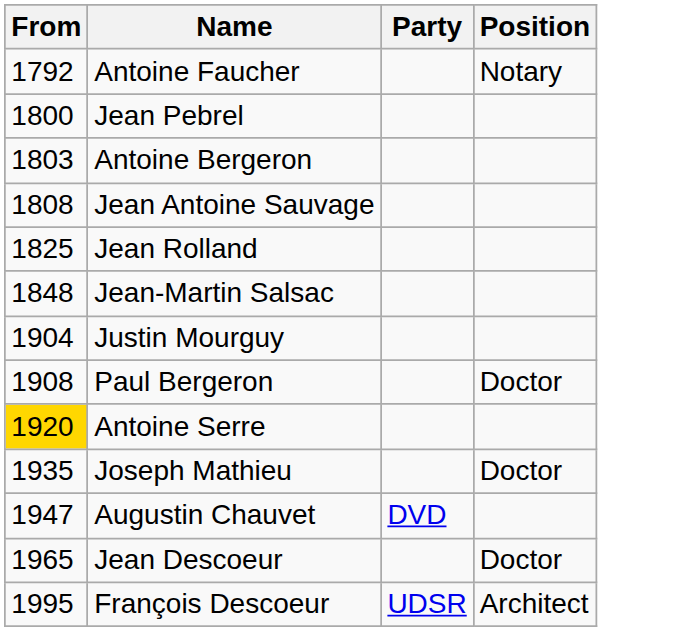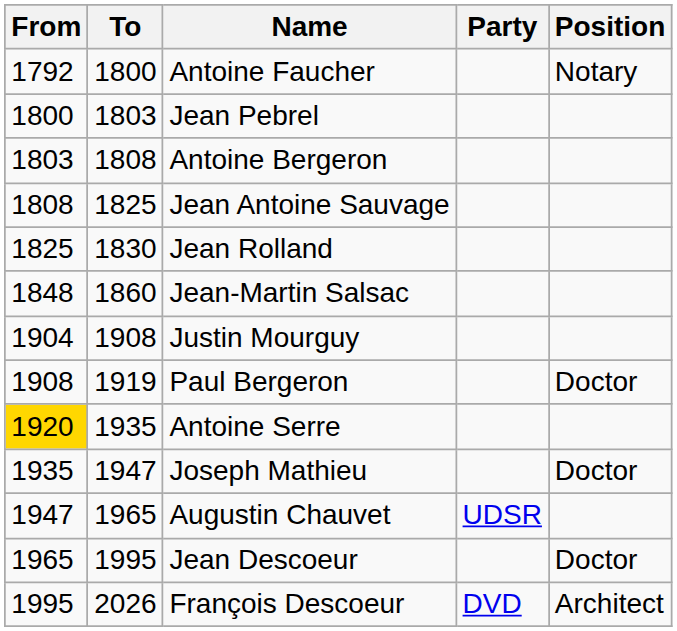+ column: (125, 26)
(417, 515) DVD -> (502, 515) UDSR
(427, 603) UDSR -> (492, 603) DVD
